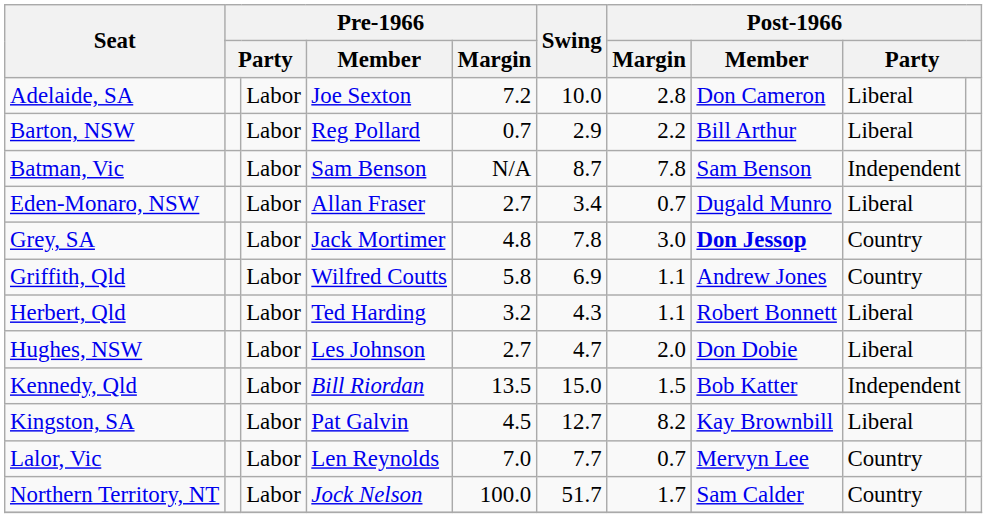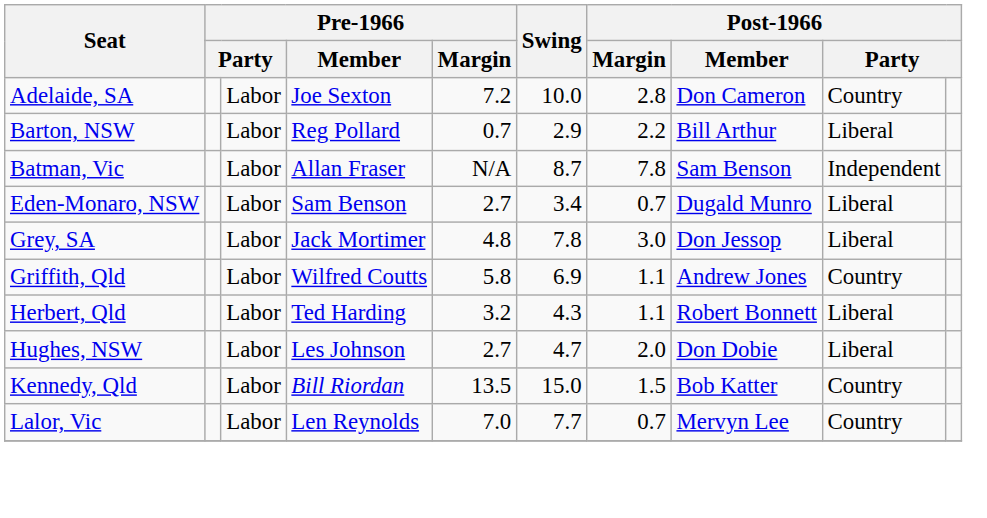(880, 95) Liberal -> (865, 95) Country
(369, 167) Sam Benson -> (348, 167) Allan Fraser
(368, 204) Allan Fraser -> (349, 204) Sam Benson
(751, 240) bold -> (729, 240) normal
(885, 240) Country -> (860, 240) Liberal
(904, 385) Independent -> (865, 385) Country
- row: (72, 421)
- row: (115, 494)
